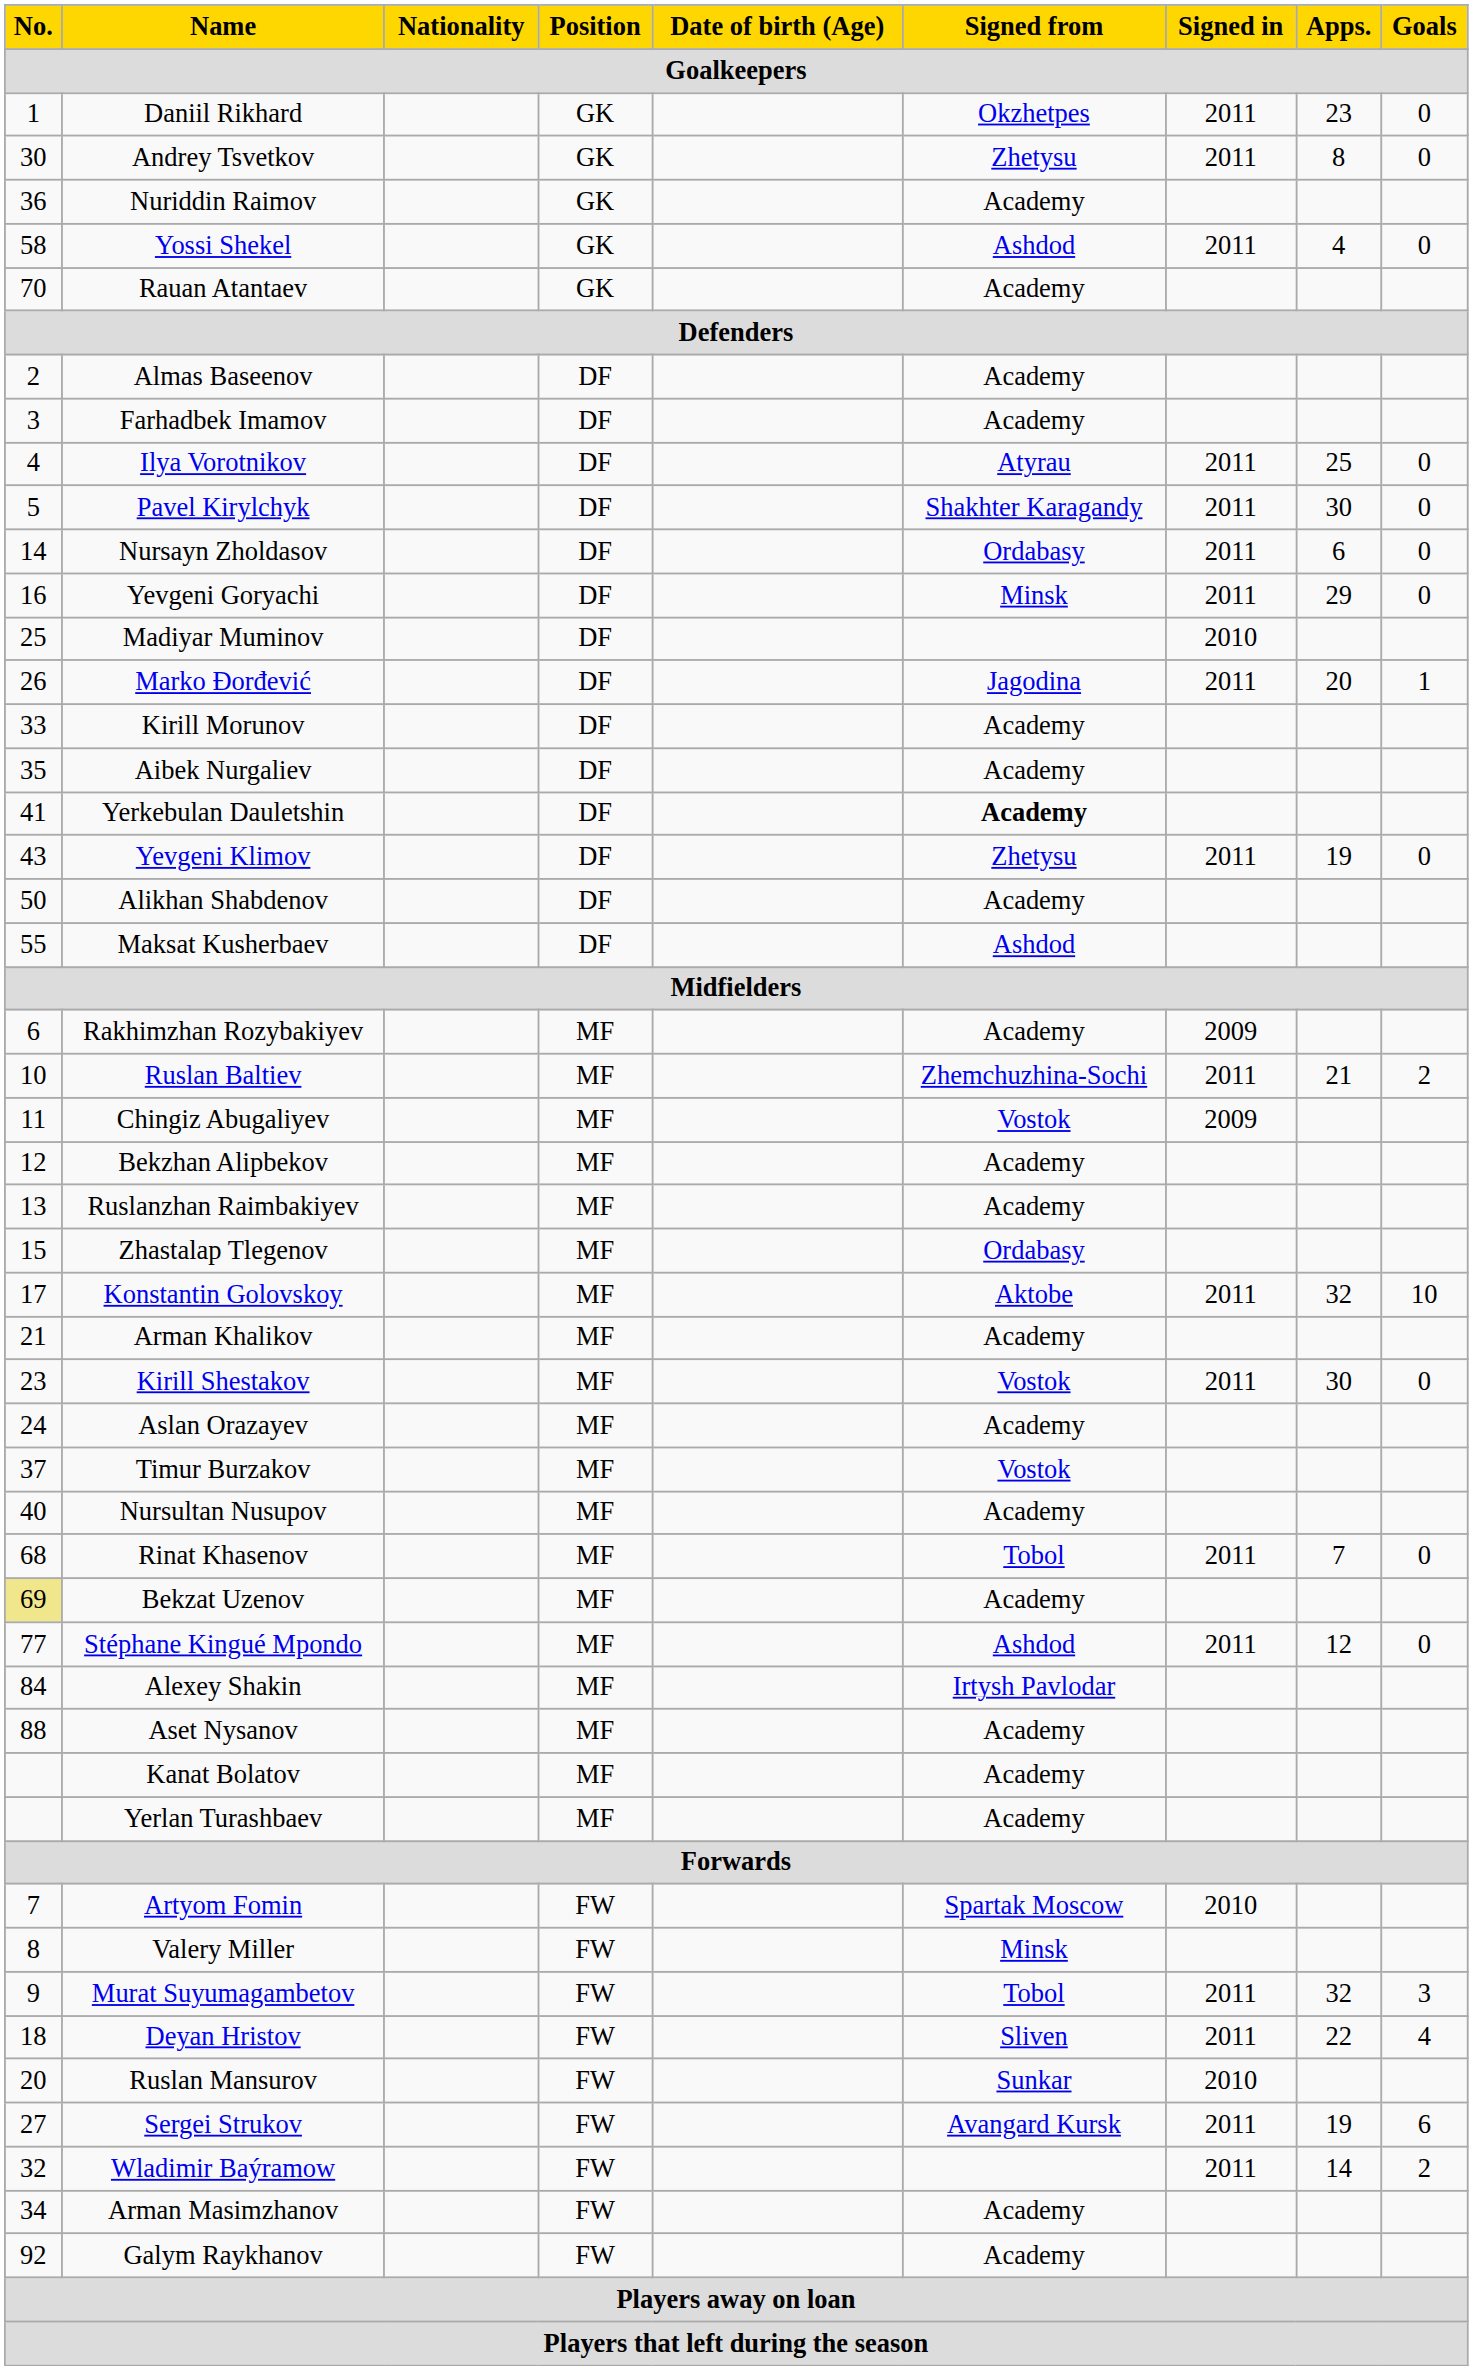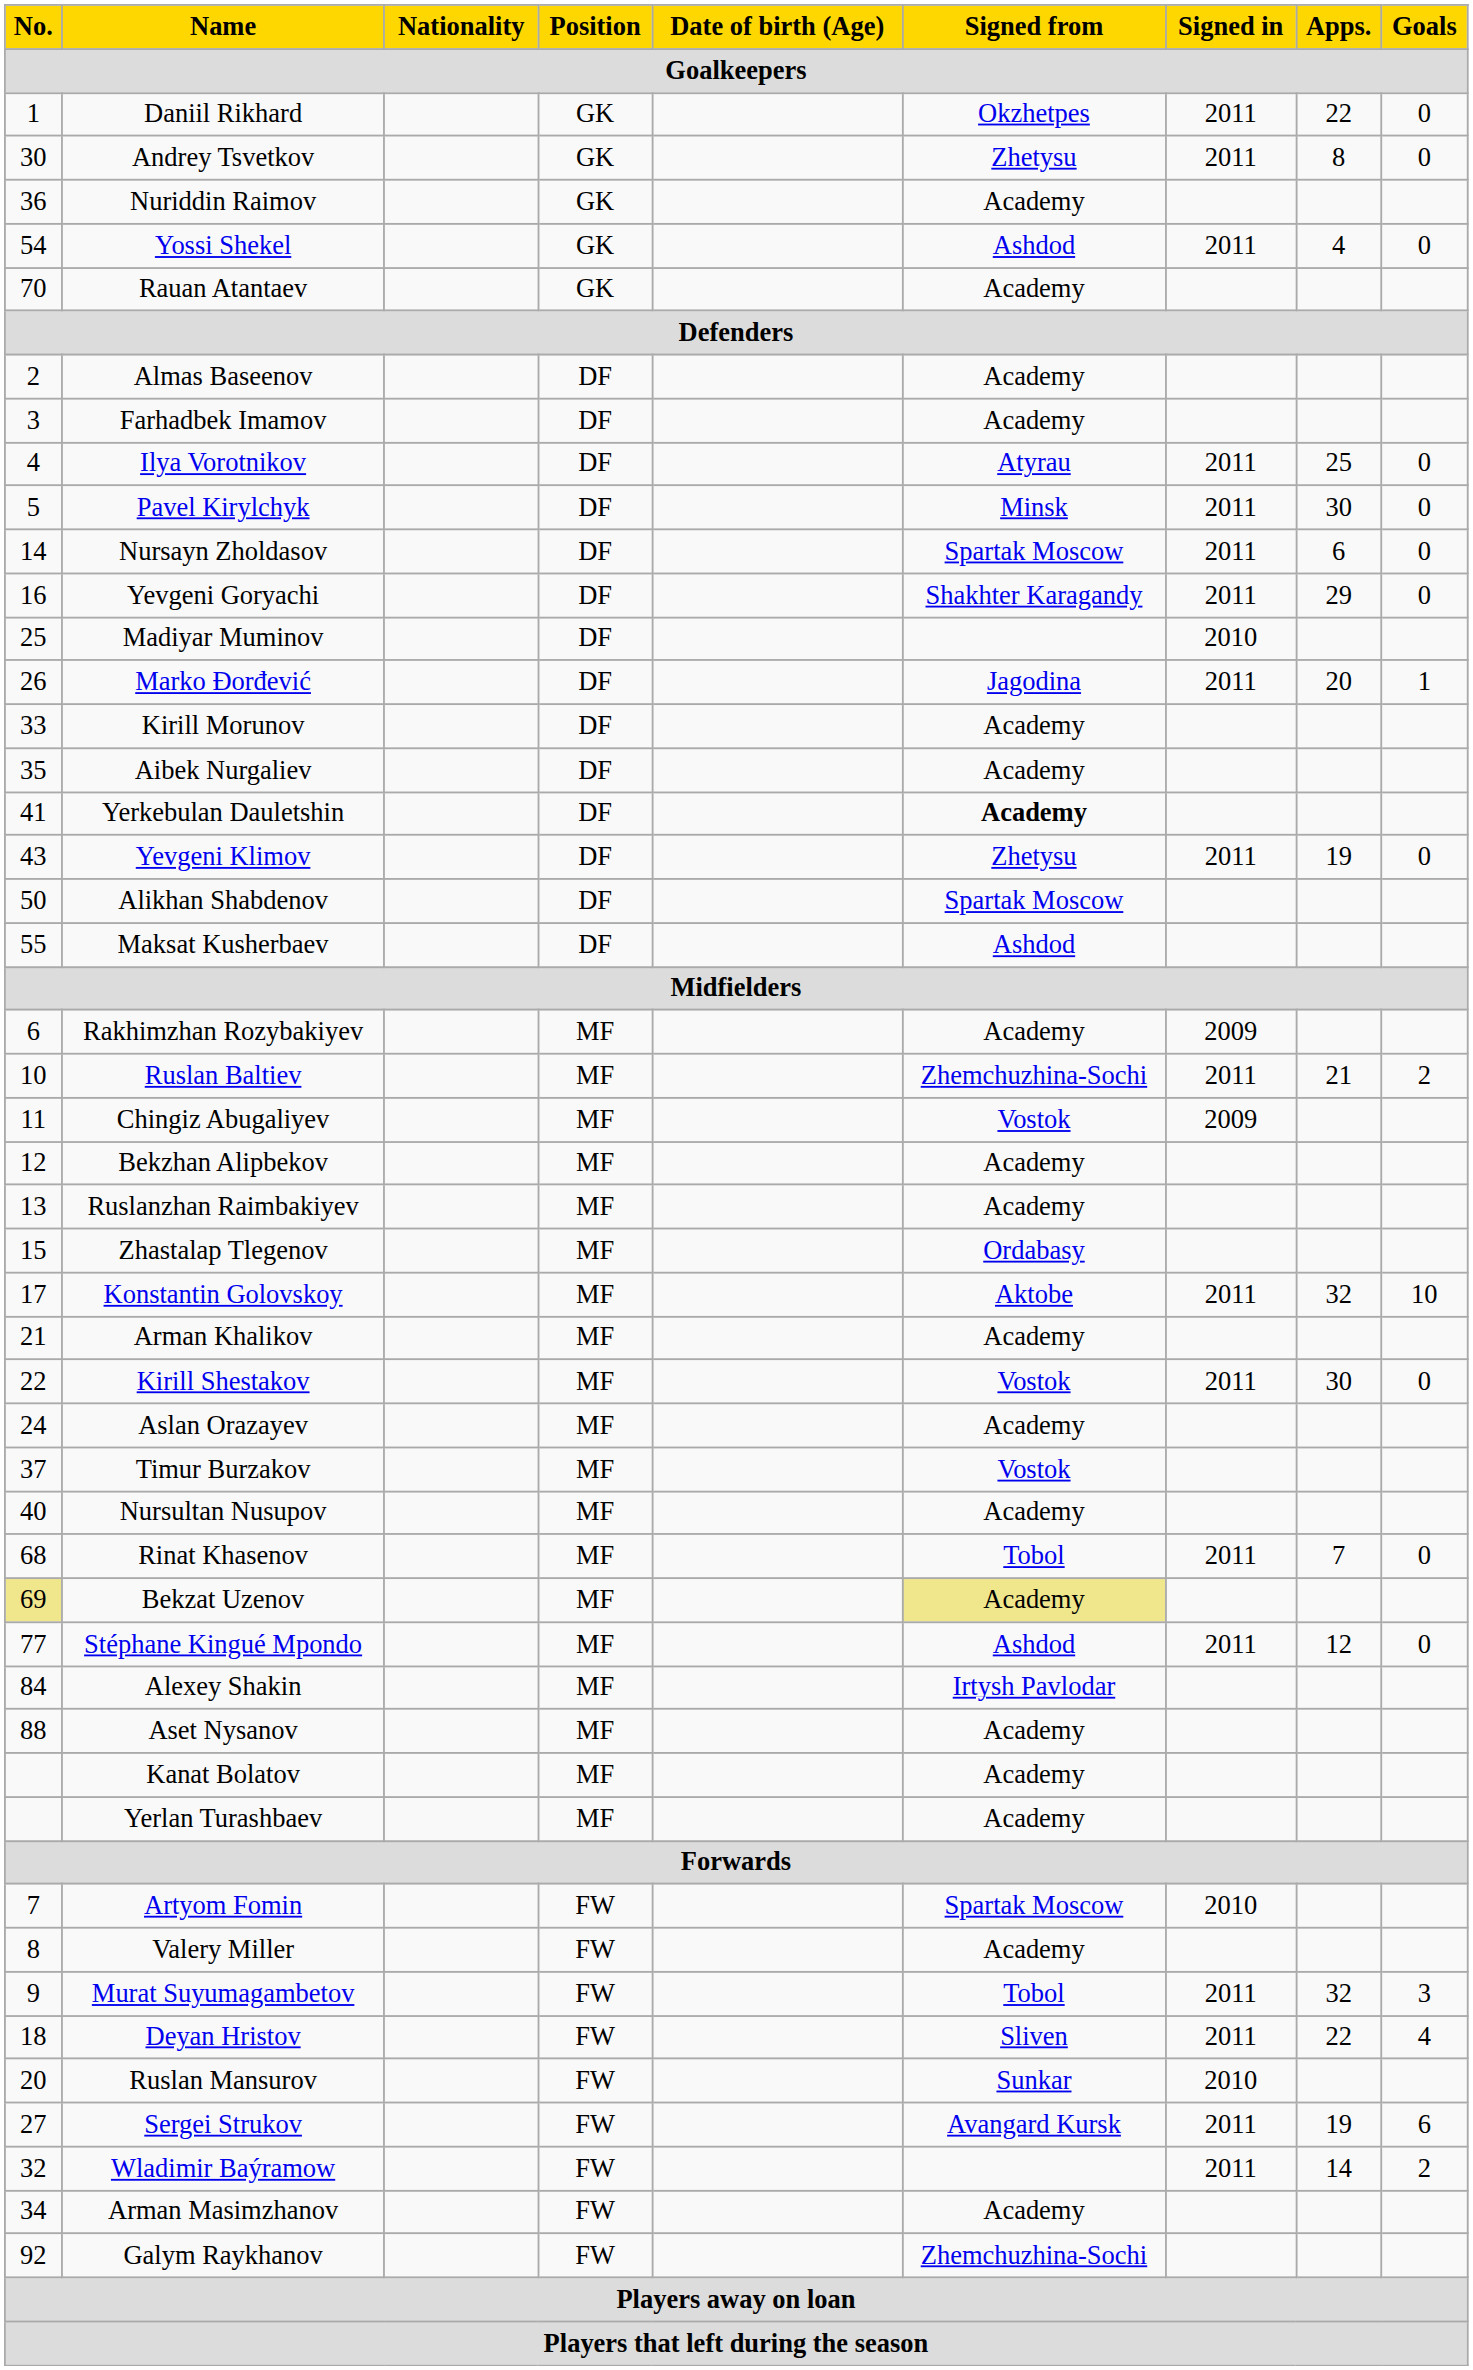(1339, 114) 23 -> (1339, 114) 22
(33, 245) 58 -> (33, 245) 54
(1034, 507) Shakhter Karagandy -> (1034, 507) Minsk
(1034, 551) Ordabasy -> (1034, 551) Spartak Moscow
(1034, 594) Minsk -> (1034, 594) Shakhter Karagandy
(1034, 900) Academy -> (1034, 900) Spartak Moscow
(33, 1381) 23 -> (33, 1381) 22
(1034, 1599) no background -> (1034, 1599) khaki background
(1034, 1949) Minsk -> (1034, 1949) Academy
(1034, 2255) Academy -> (1034, 2255) Zhemchuzhina-Sochi
